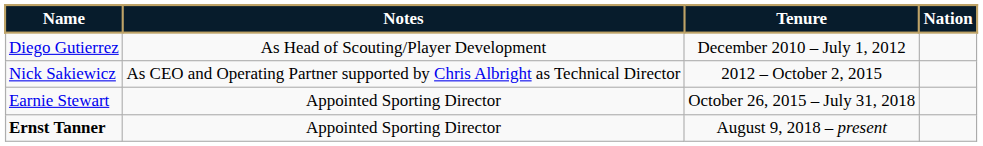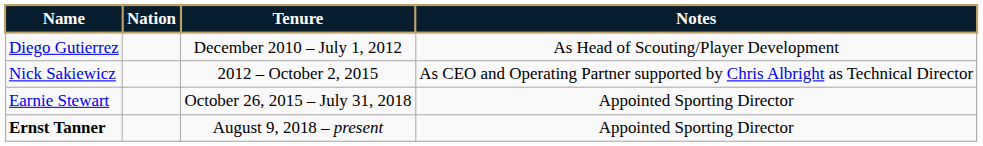columns swapped: (948, 19) <-> (403, 19)
